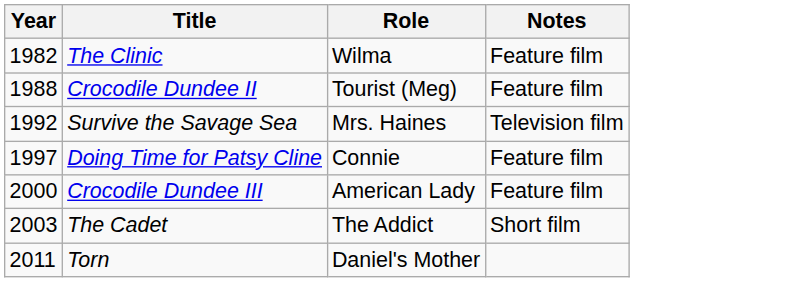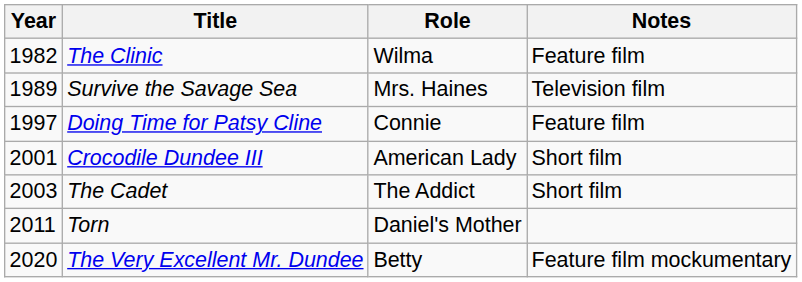- row: (162, 89)
(33, 123) 1992 -> (33, 89) 1989
(33, 191) 2000 -> (33, 157) 2001
(547, 191) Feature film -> (577, 157) Short film
+ row: (215, 259)
